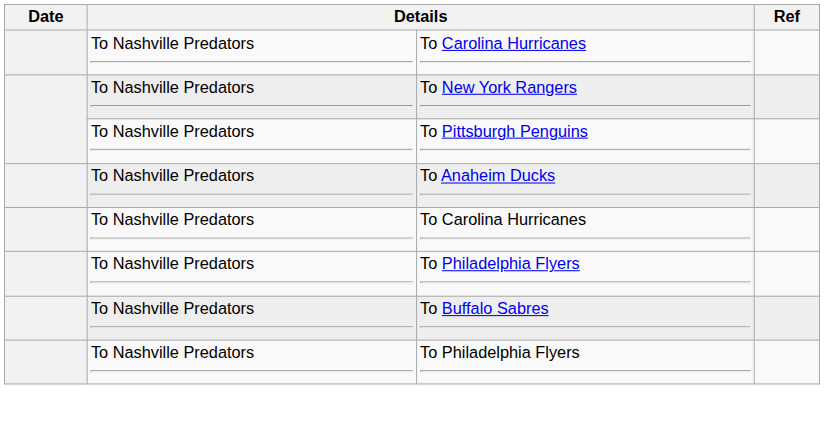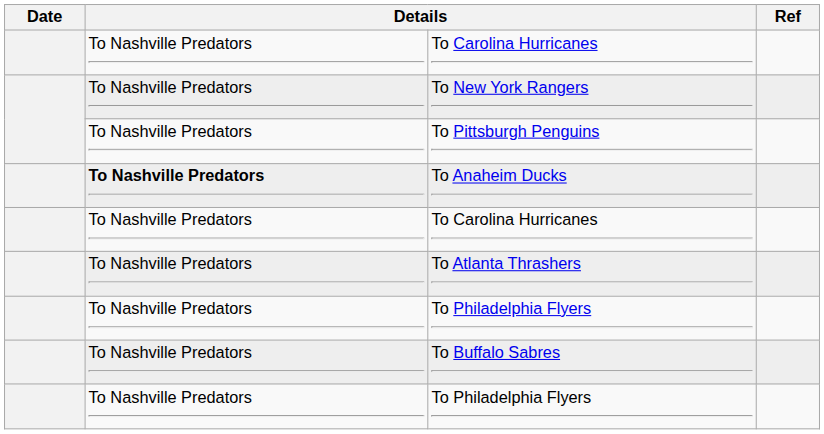(252, 181) normal -> (256, 181) bold
+ row: (45, 274)
